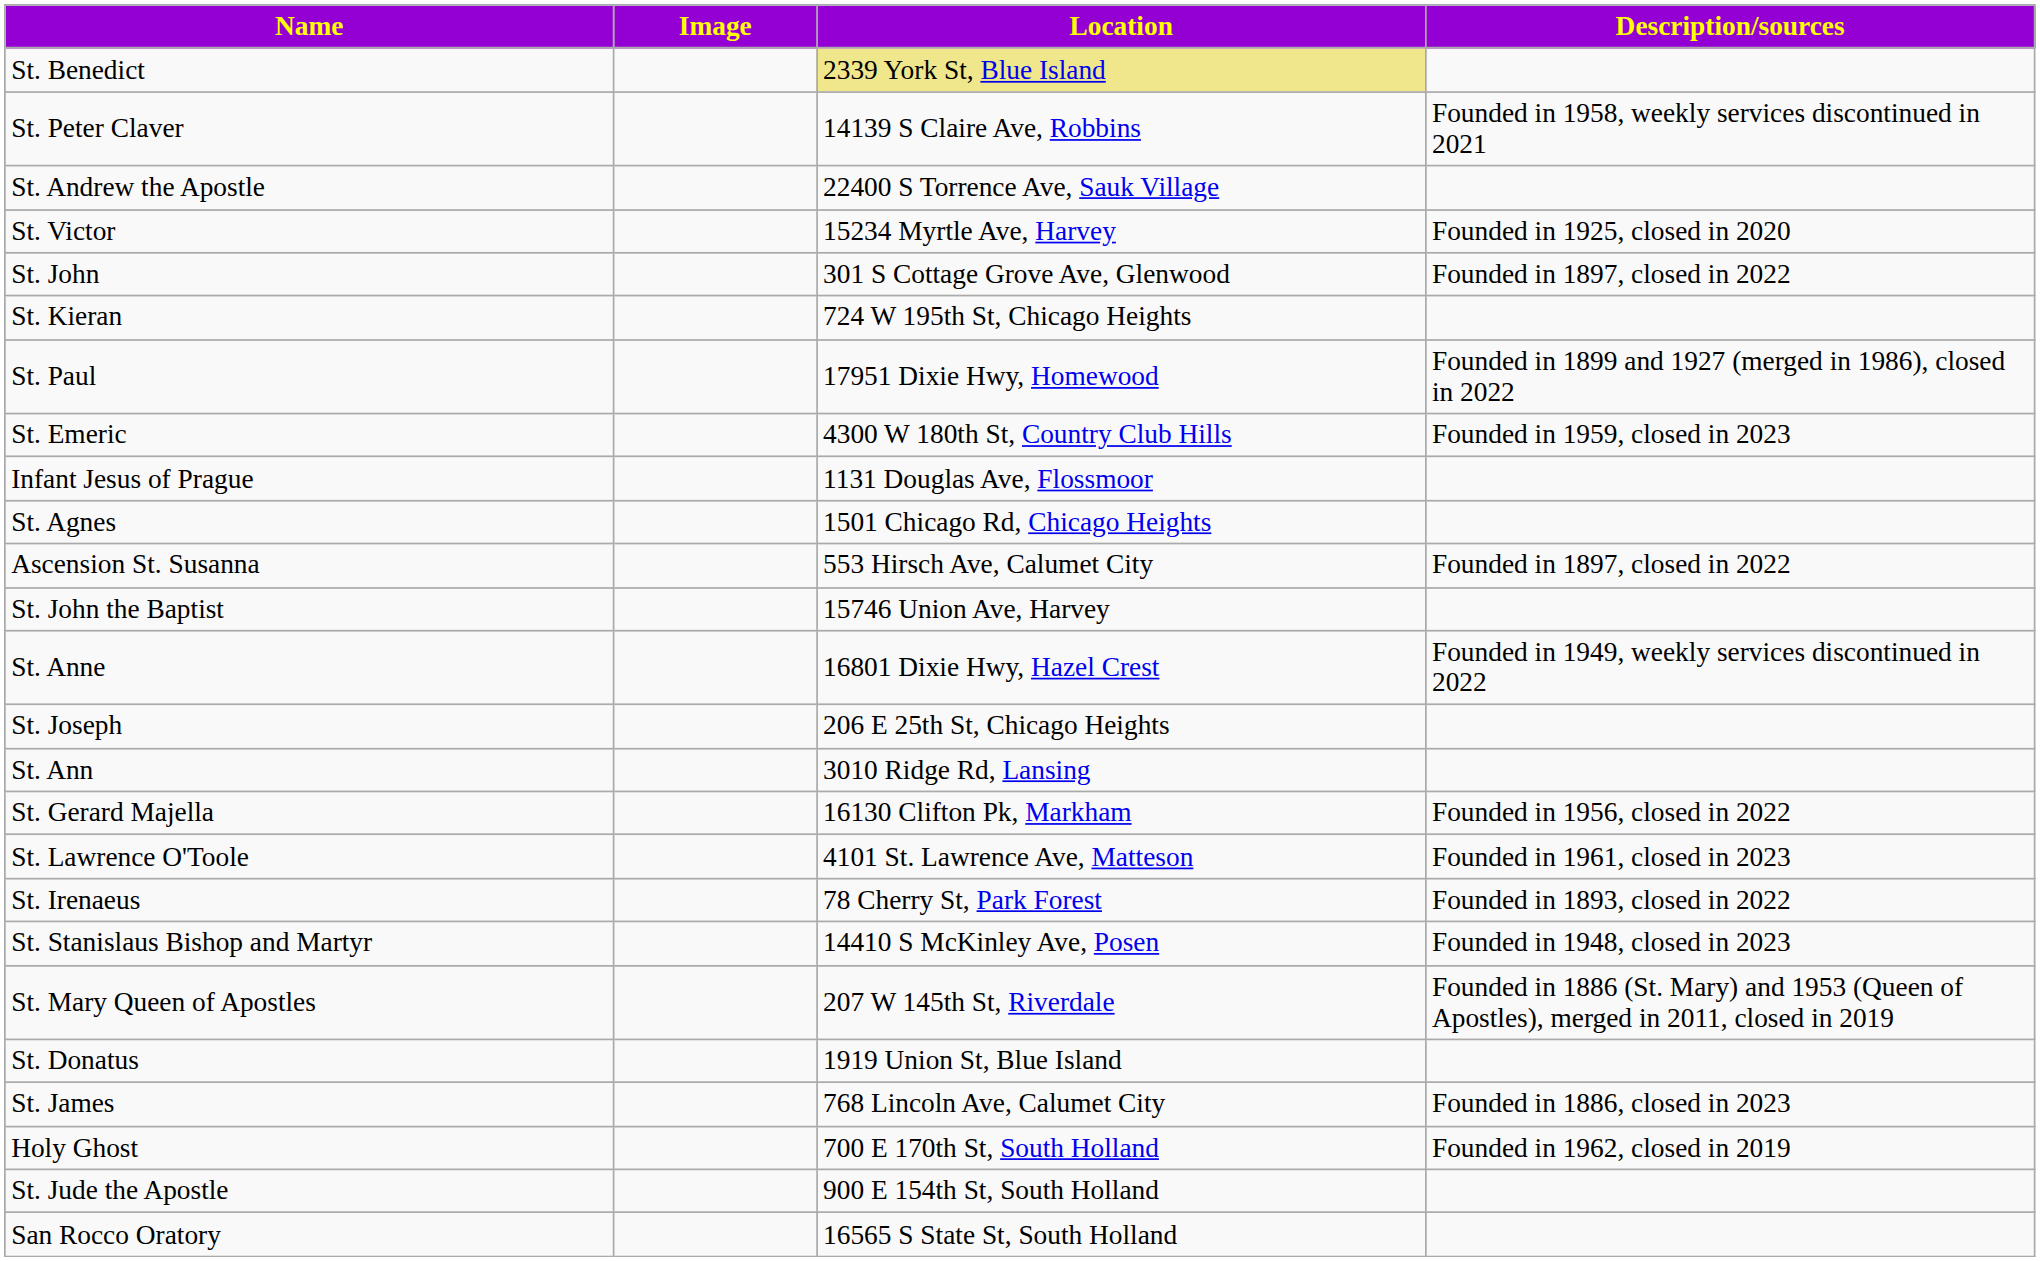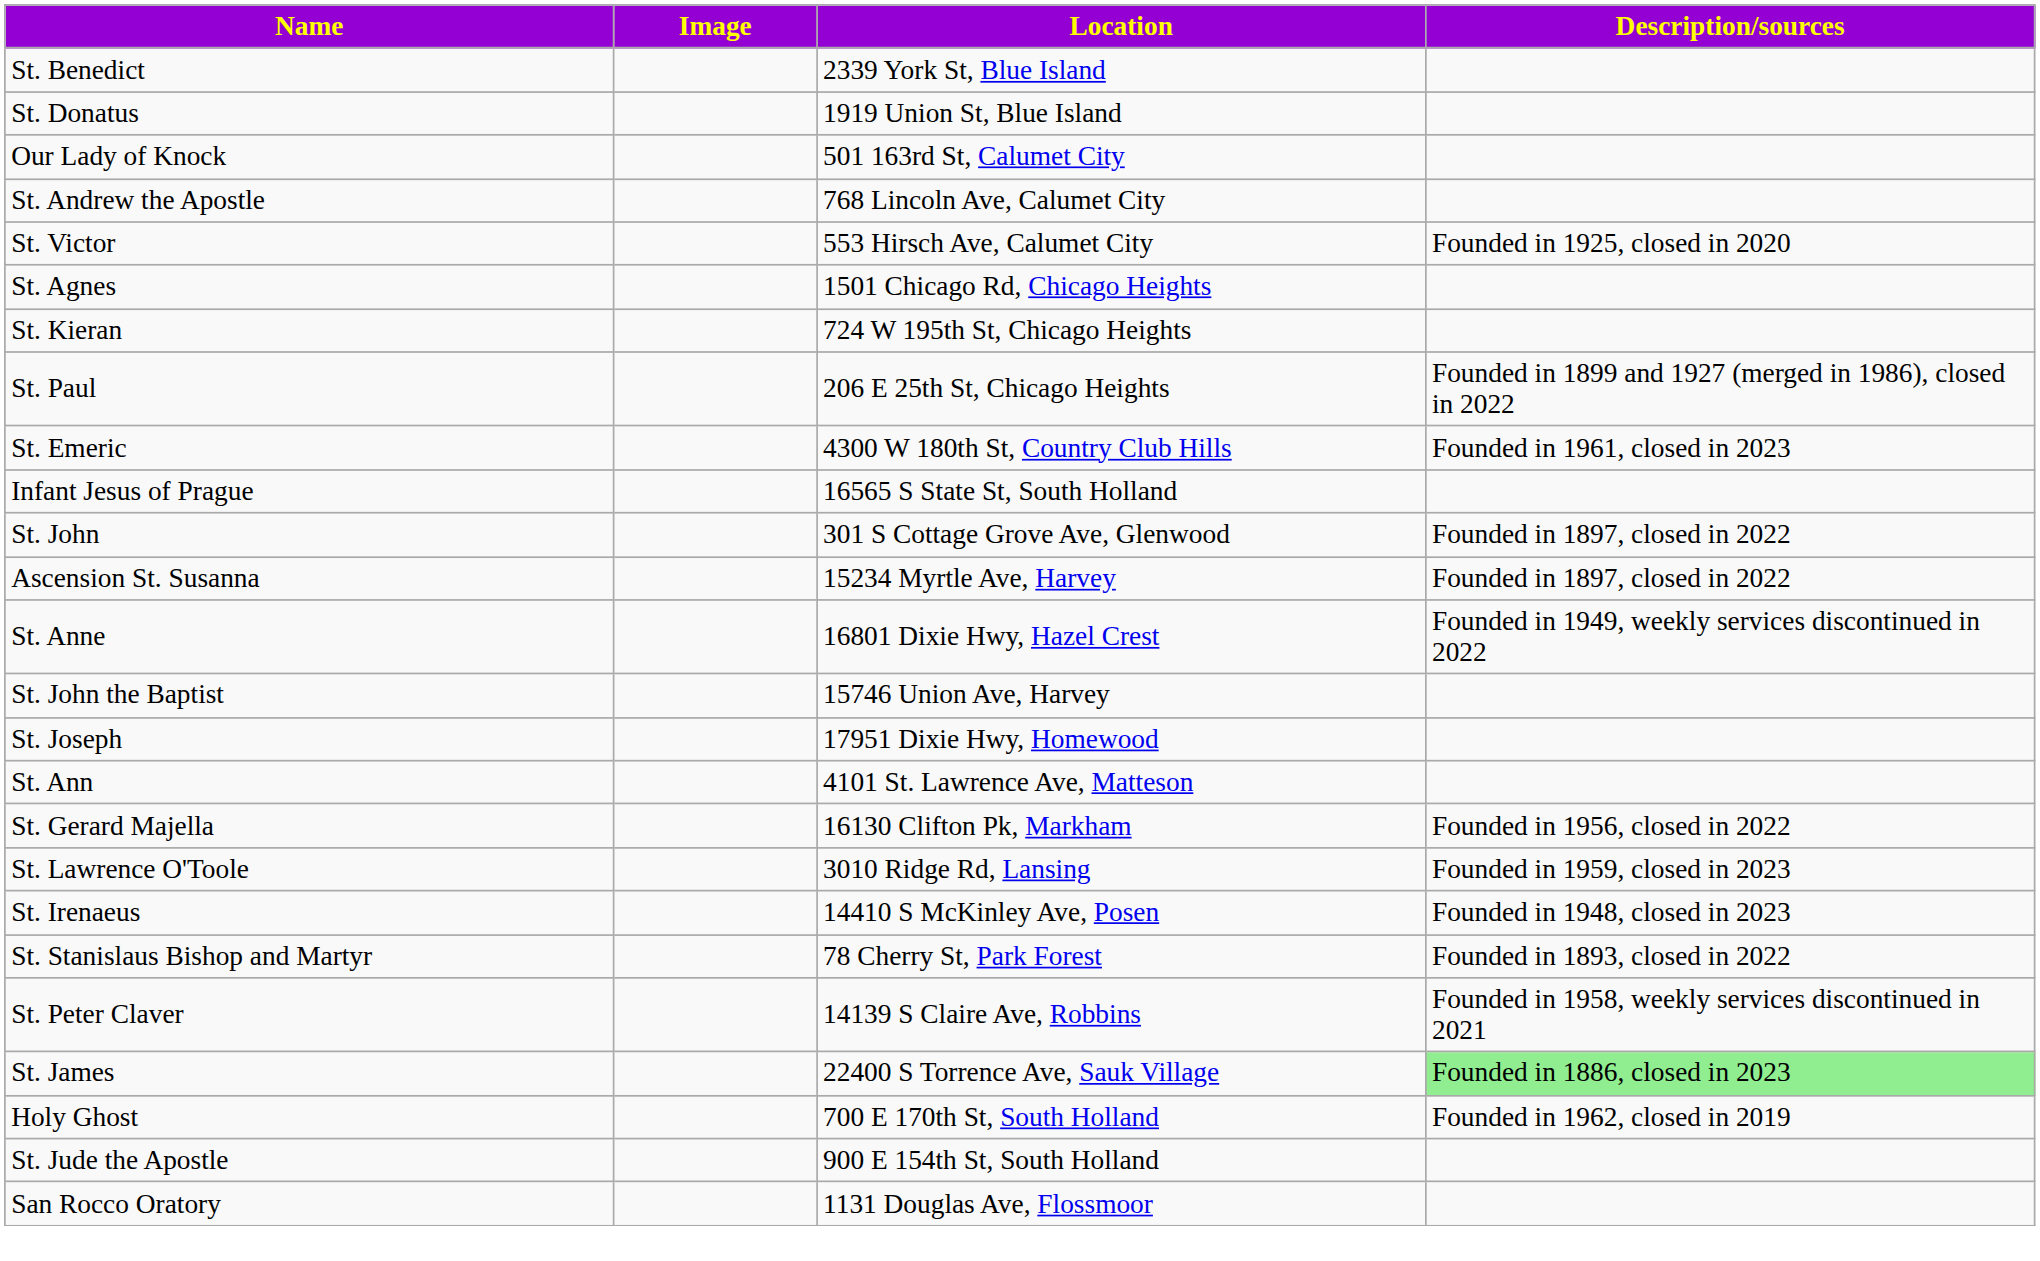(964, 69) khaki background -> (964, 69) no background
rows swapped: (75, 1060) <-> (97, 128)
+ row: (119, 156)
(1021, 187) 22400 S Torrence Ave, Sauk Village -> (994, 199) 768 Lincoln Ave, Calumet City
(969, 230) 15234 Myrtle Ave, Harvey -> (988, 243) 553 Hirsch Ave, Calumet City
rows swapped: (64, 521) <-> (55, 273)
(991, 376) 17951 Dixie Hwy, Homewood -> (996, 388) 206 E 25th St, Chicago Heights
(1611, 434) Founded in 1959, closed in 2023 -> (1611, 447) Founded in 1961, closed in 2023
(988, 478) 1131 Douglas Ave, Flossmoor -> (1000, 490) 16565 S State St, South Holland
(988, 565) 553 Hirsch Ave, Calumet City -> (969, 577) 15234 Myrtle Ave, Harvey
rows swapped: (118, 608) <-> (58, 667)
(996, 726) 206 E 25th St, Chicago Heights -> (991, 738) 17951 Dixie Hwy, Homewood
(957, 769) 3010 Ridge Rd, Lansing -> (1008, 782) 4101 St. Lawrence Ave, Matteson
(1008, 856) 4101 St. Lawrence Ave, Matteson -> (957, 868) 3010 Ridge Rd, Lansing
(1611, 856) Founded in 1961, closed in 2023 -> (1611, 868) Founded in 1959, closed in 2023
(962, 899) 78 Cherry St, Park Forest -> (991, 912) 14410 S McKinley Ave, Posen
(1611, 899) Founded in 1893, closed in 2022 -> (1611, 912) Founded in 1948, closed in 2023
(991, 942) 14410 S McKinley Ave, Posen -> (962, 955) 78 Cherry St, Park Forest
(1611, 942) Founded in 1948, closed in 2023 -> (1611, 955) Founded in 1893, closed in 2022
- row: (164, 1001)
(994, 1103) 768 Lincoln Ave, Calumet City -> (1021, 1073) 22400 S Torrence Ave, Sauk Village
(1611, 1103) no background -> (1611, 1073) lightgreen background
(1000, 1234) 16565 S State St, South Holland -> (988, 1203) 1131 Douglas Ave, Flossmoor
